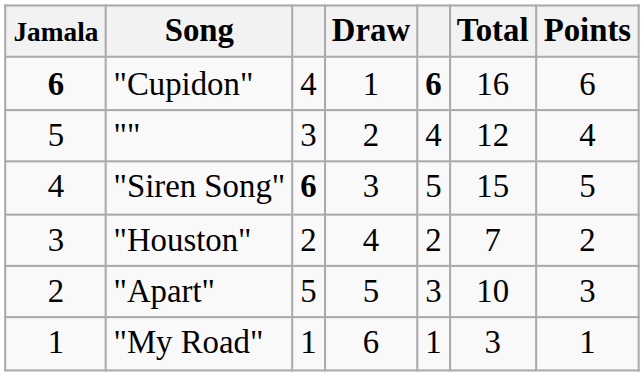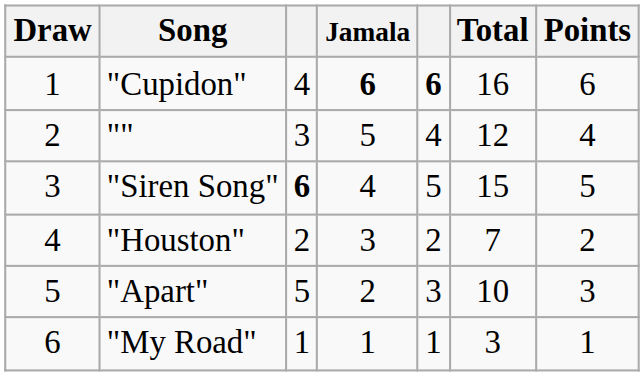columns swapped: (371, 31) <-> (56, 33)
